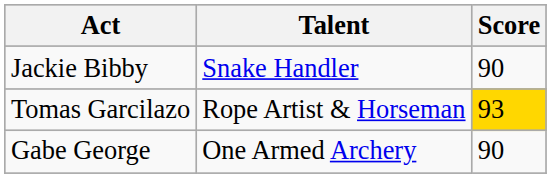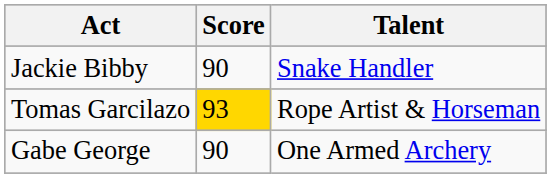columns swapped: (334, 25) <-> (509, 25)
